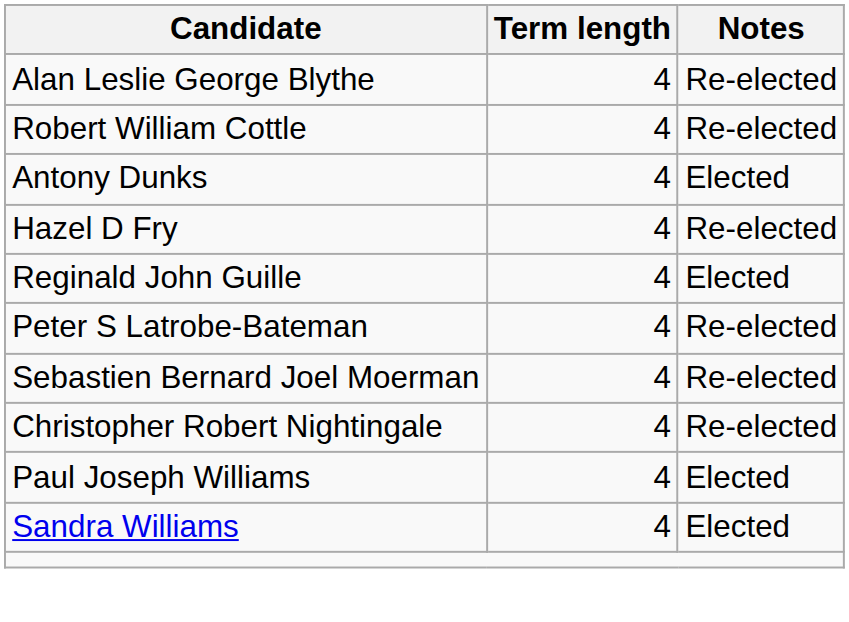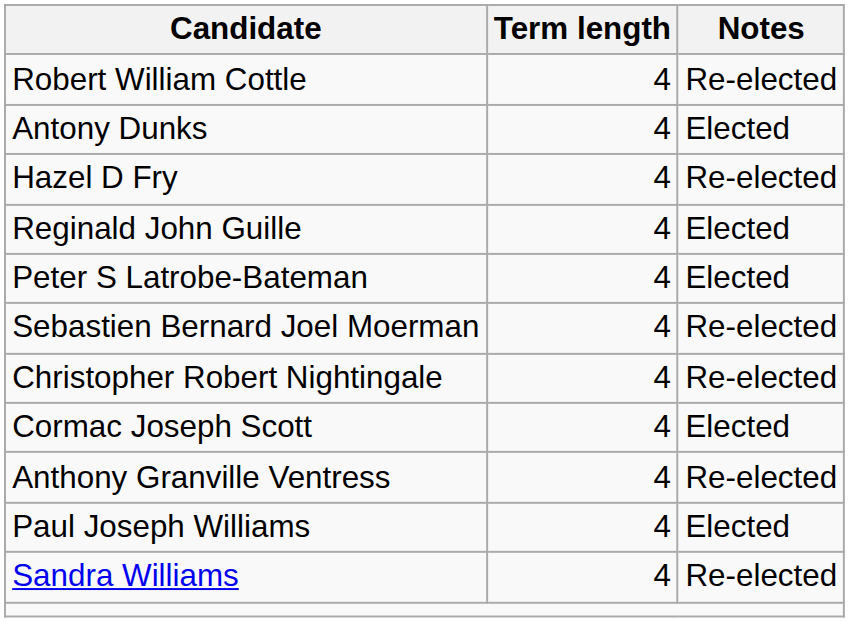- row: (194, 79)
(761, 327) Re-elected -> (738, 278) Elected
+ row: (162, 427)
+ row: (201, 476)
(738, 526) Elected -> (761, 576) Re-elected
